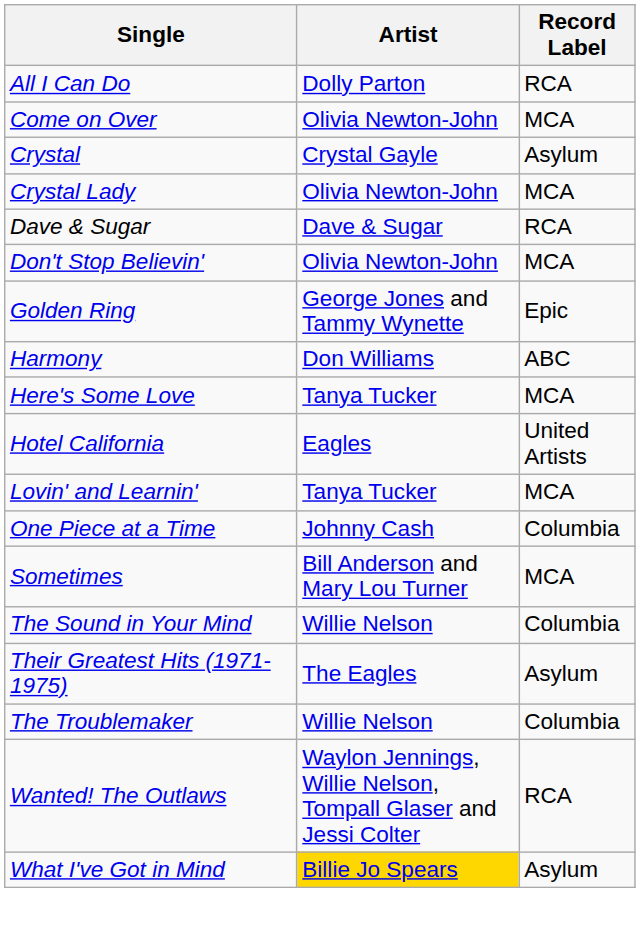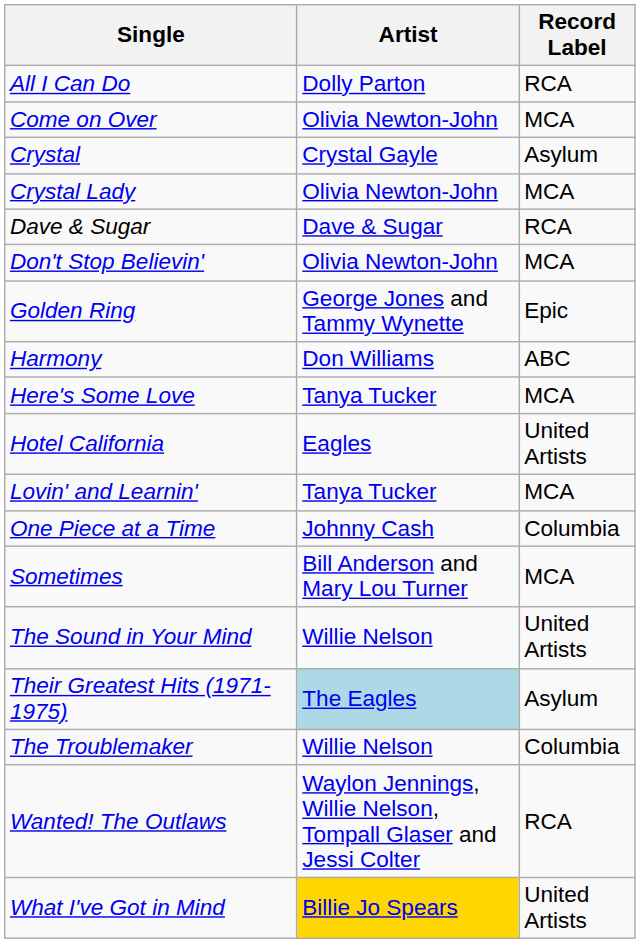(572, 624) Columbia -> (557, 637) United Artists
(359, 673) no background -> (359, 698) lightblue background
(561, 869) Asylum -> (557, 907) United Artists
